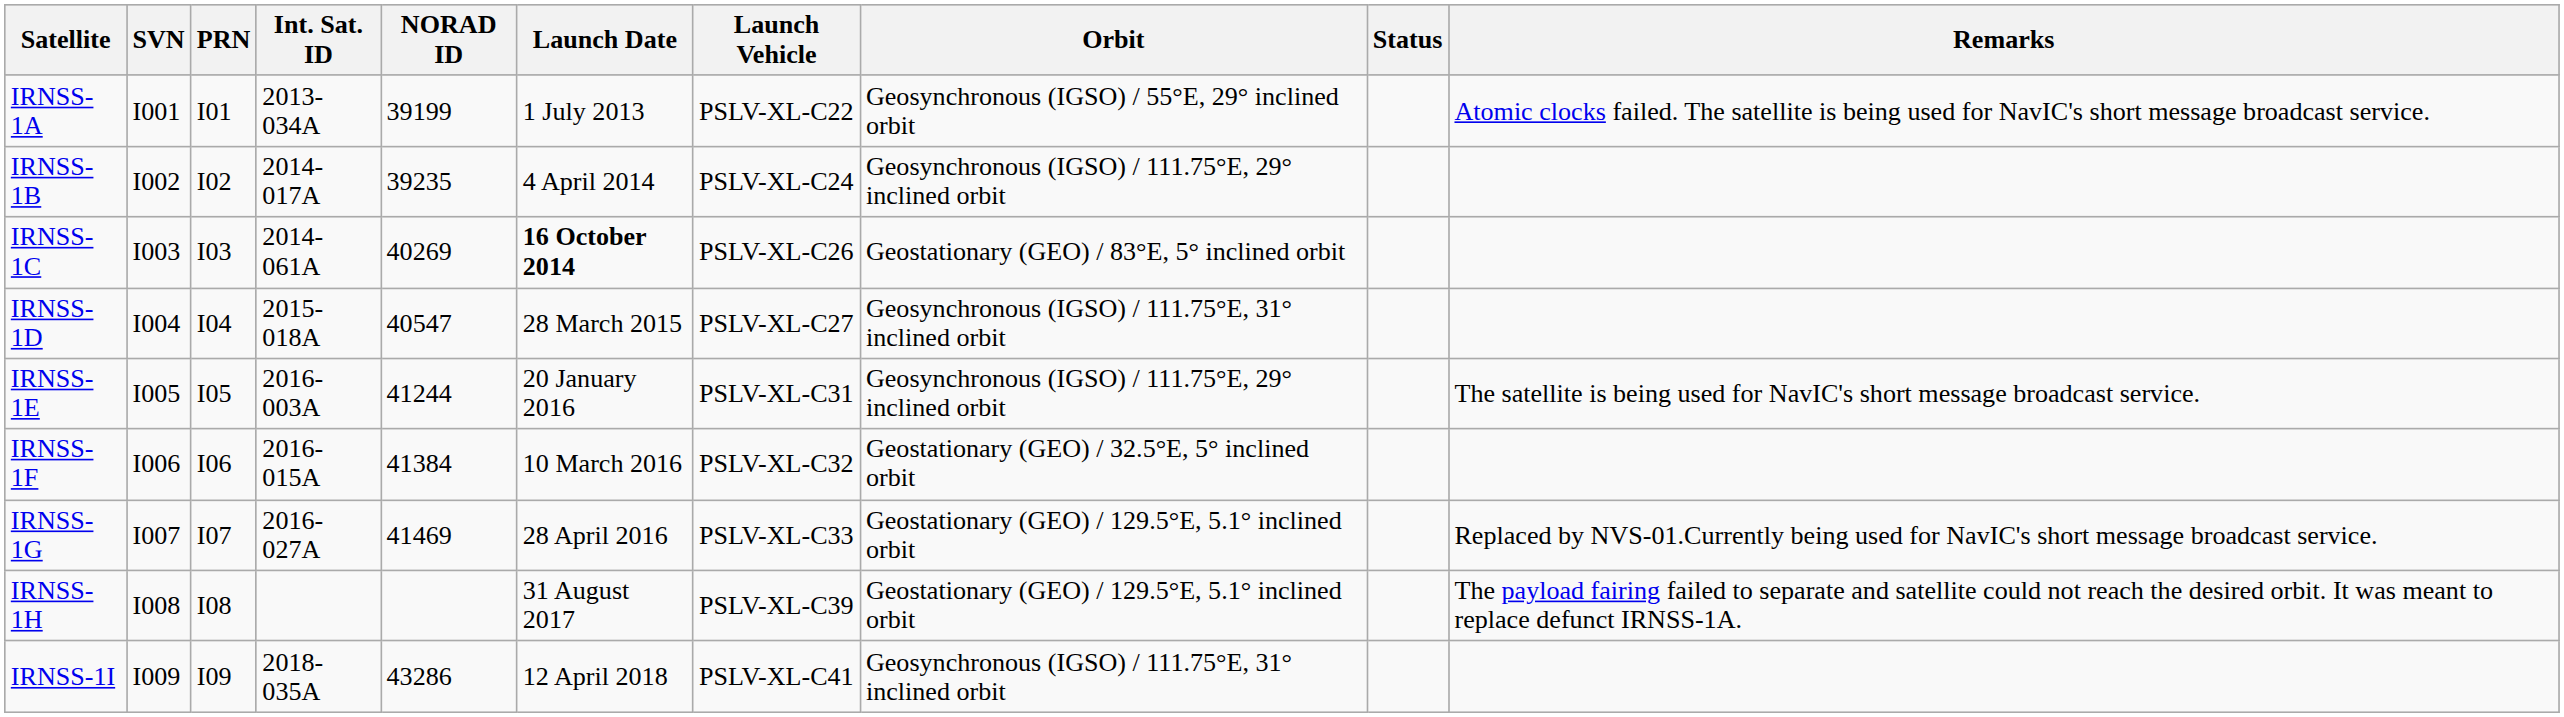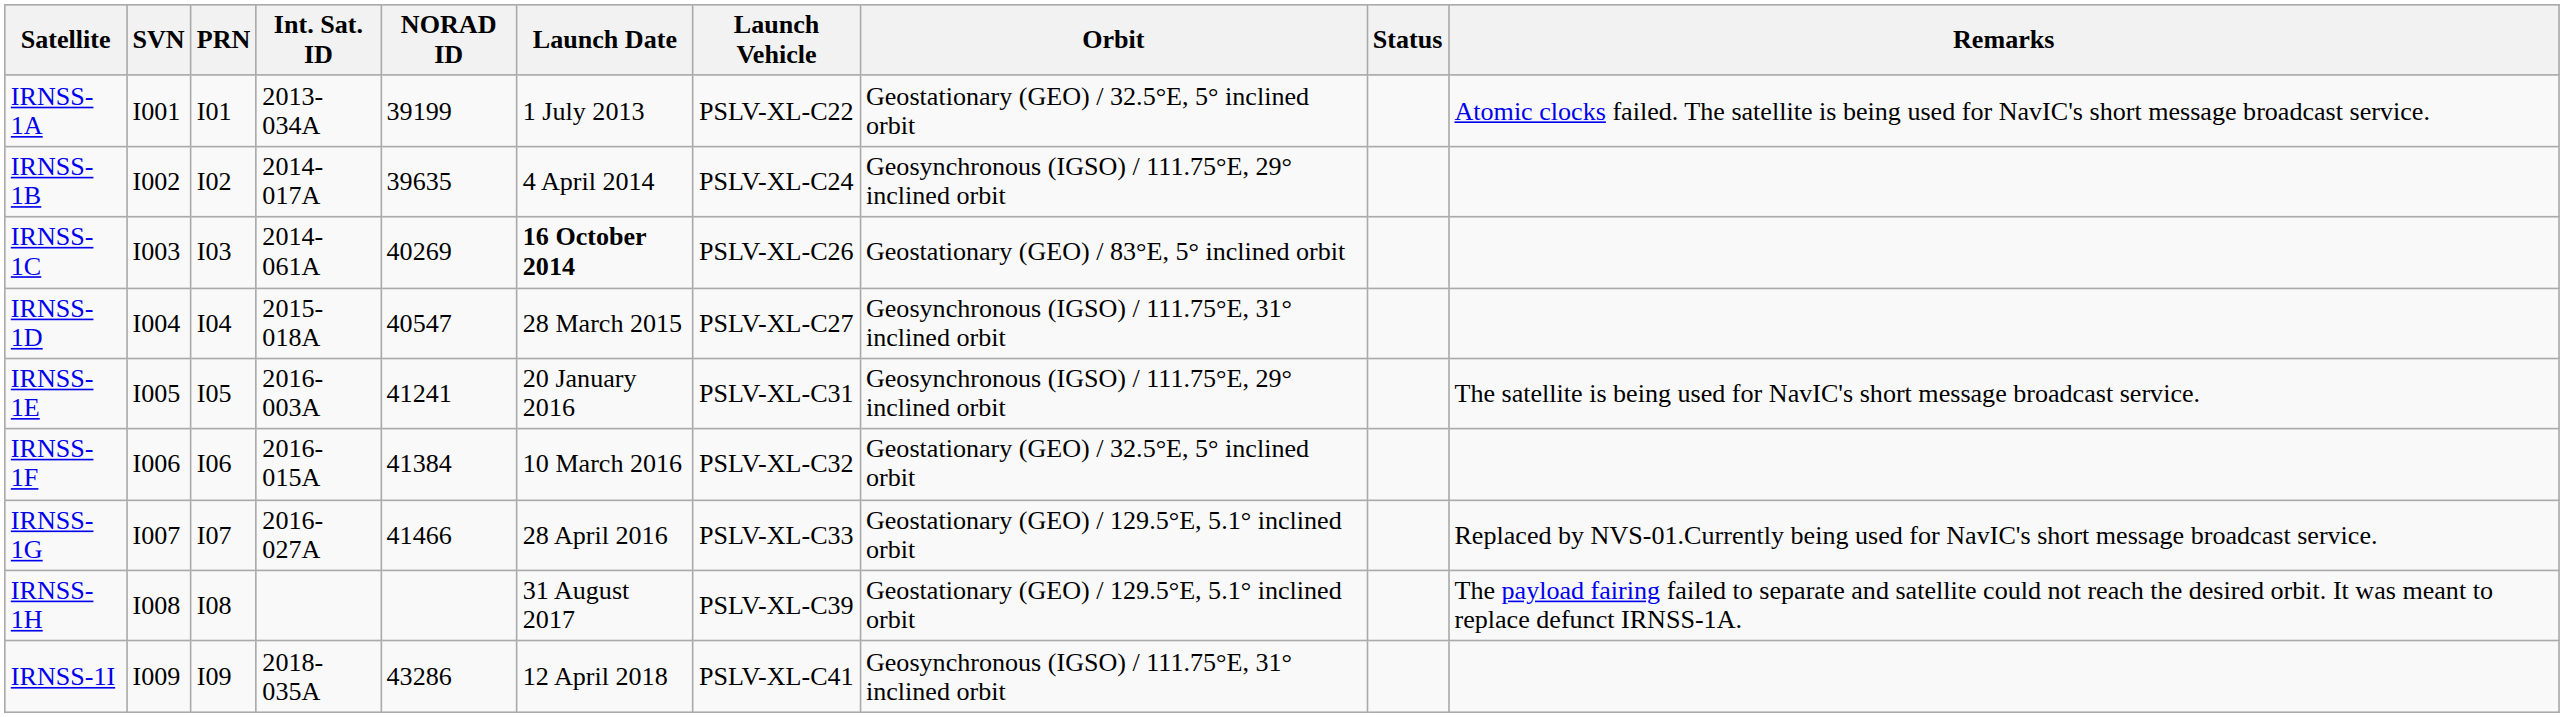(1102, 110) Geosynchronous (IGSO) / 55°E, 29° inclined orbit -> (1088, 110) Geostationary (GEO) / 32.5°E, 5° inclined orbit
(419, 181) 39235 -> (419, 181) 39635
(419, 393) 41244 -> (419, 393) 41241
(419, 534) 41469 -> (419, 534) 41466
